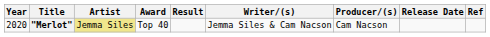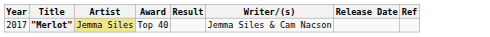- column: (367, 11)
(17, 25) 2020 -> (17, 25) 2017
